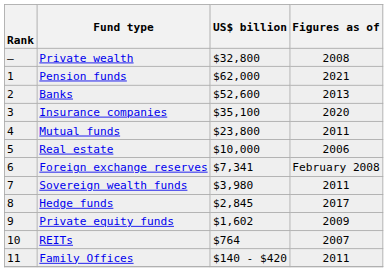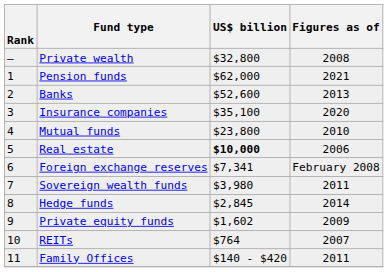(336, 130) 2011 -> (336, 130) 2010
(237, 149) normal -> (237, 149) bold
(336, 203) 2017 -> (336, 203) 2014
